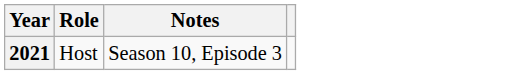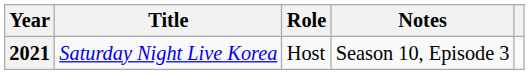+ column: (168, 20)
